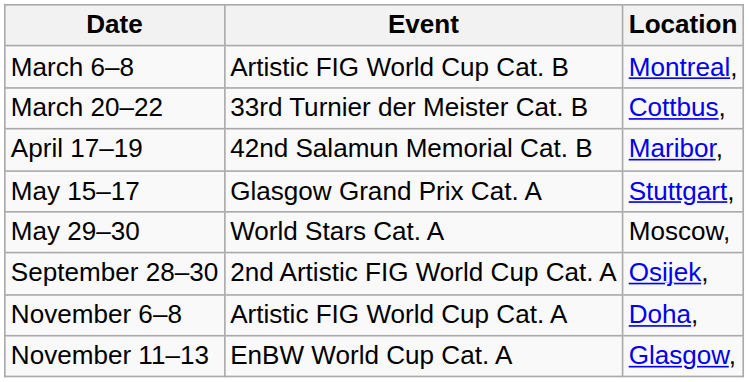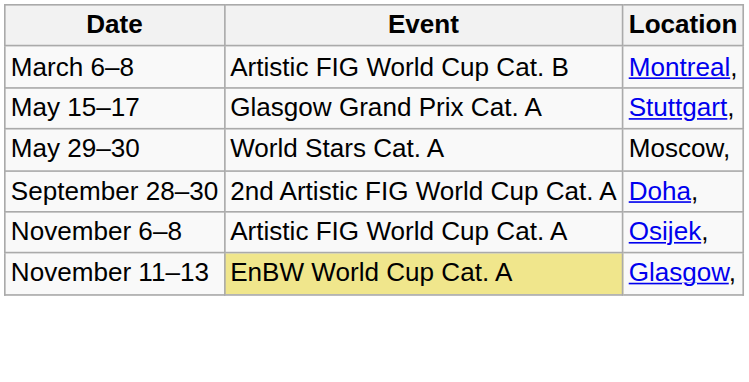- row: (87, 107)
- row: (77, 149)
(669, 273) Osijek, -> (664, 190) Doha,
(664, 314) Doha, -> (669, 231) Osijek,
(371, 356) no background -> (371, 273) khaki background
